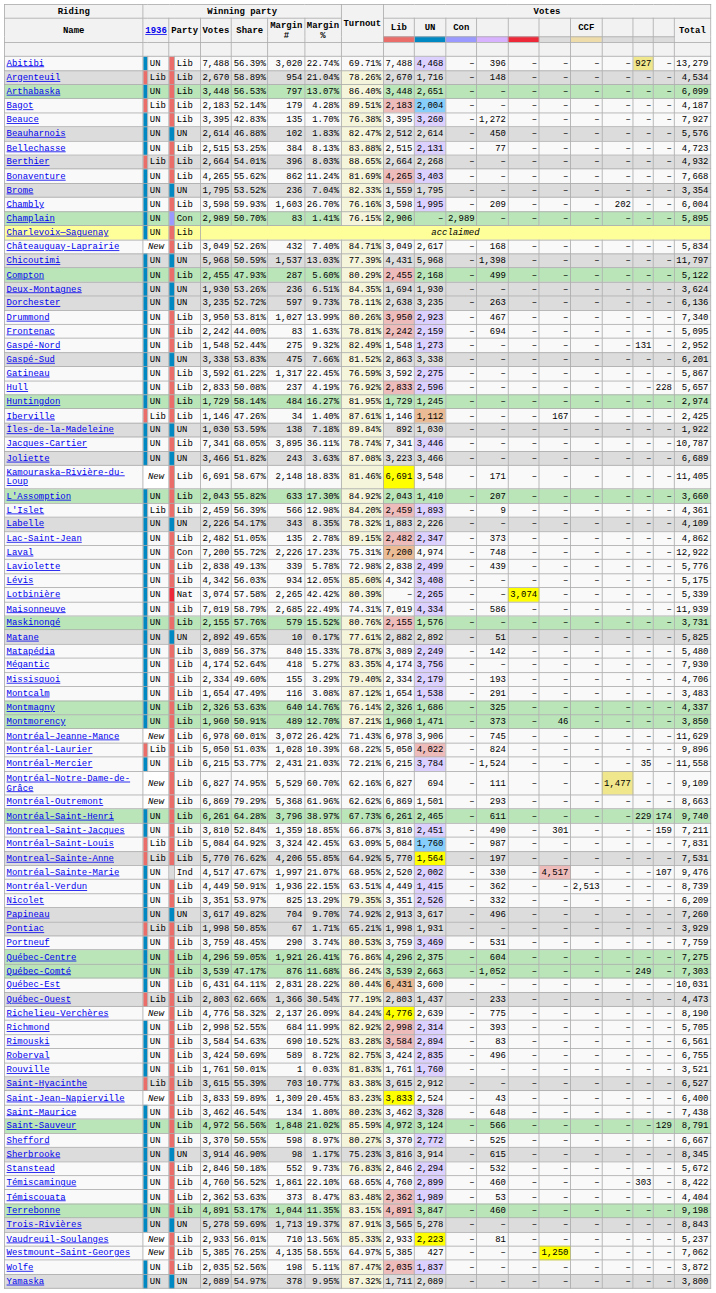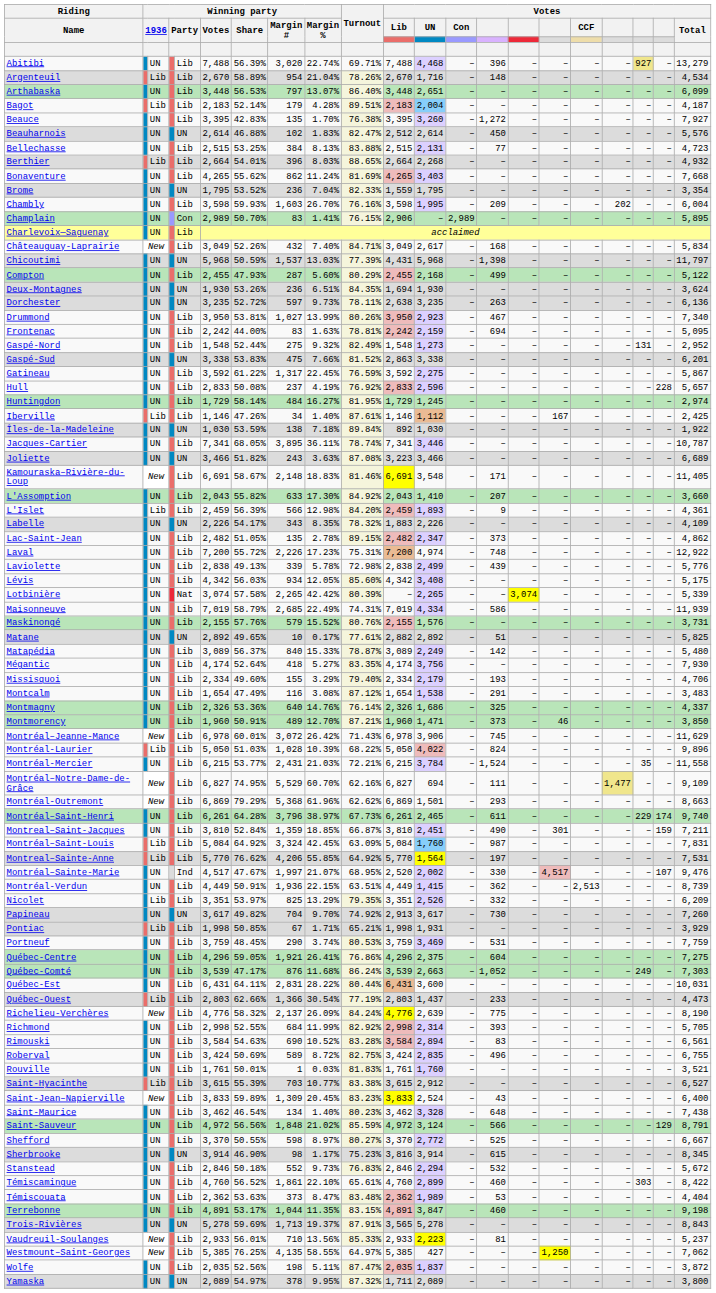(185, 553) Con -> (185, 553) Lib
(250, 708) 53.63% -> (250, 708) 53.36%
(155, 901) UN -> (158, 901) Lib
(498, 915) 496 -> (498, 915) 730
(326, 1112) 1.80% -> (326, 1112) 1.40%
(365, 1183) 68.65% -> (365, 1183) 65.61%
